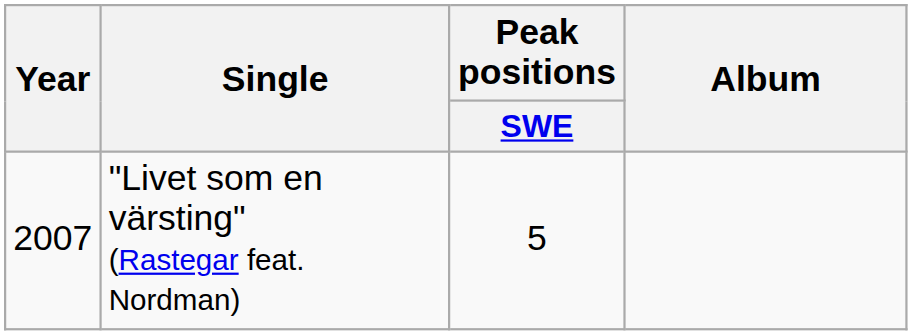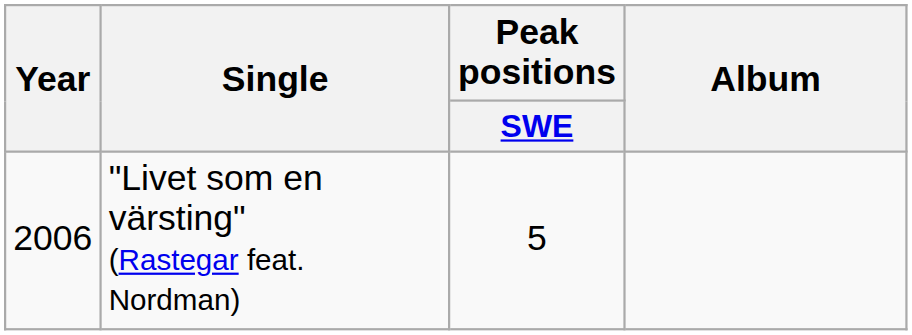(53, 239) 2007 -> (53, 239) 2006
